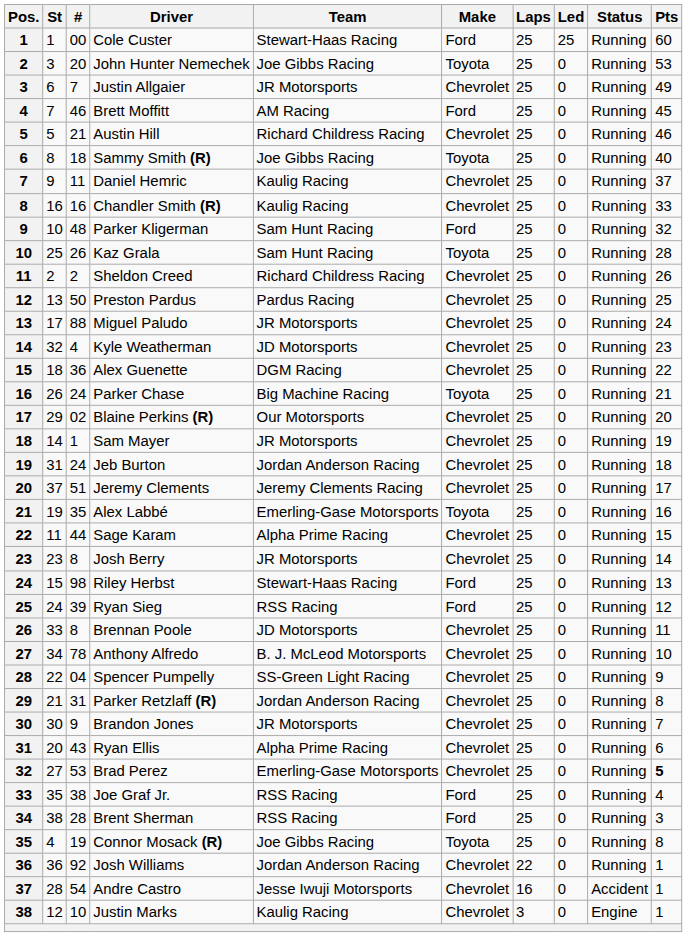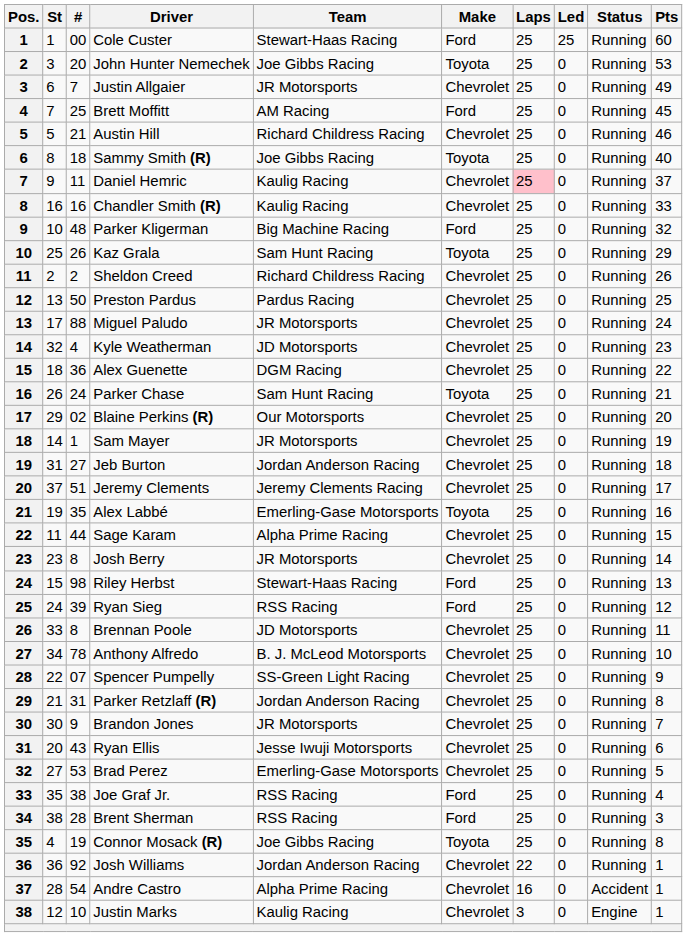(78, 111) 46 -> (78, 111) 25
(524, 182) no background -> (524, 182) pink background
(315, 229) Sam Hunt Racing -> (323, 229) Big Machine Racing
(663, 252) 28 -> (663, 252) 29
(323, 394) Big Machine Racing -> (315, 394) Sam Hunt Racing
(78, 465) 24 -> (78, 465) 27
(78, 677) 04 -> (78, 677) 07
(322, 747) Alpha Prime Racing -> (334, 747) Jesse Iwuji Motorsports
(659, 771) bold -> (659, 771) normal
(334, 889) Jesse Iwuji Motorsports -> (322, 889) Alpha Prime Racing
